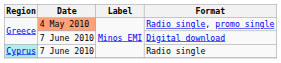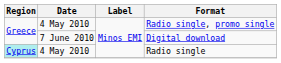(64, 24) lightsalmon background -> (64, 24) no background
(67, 51) 7 June 2010 -> (64, 51) 4 May 2010
